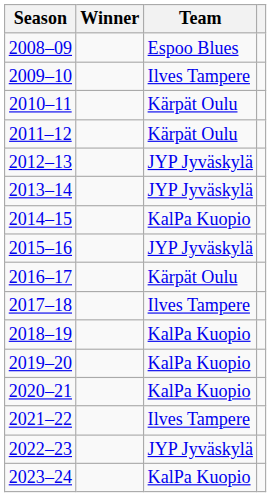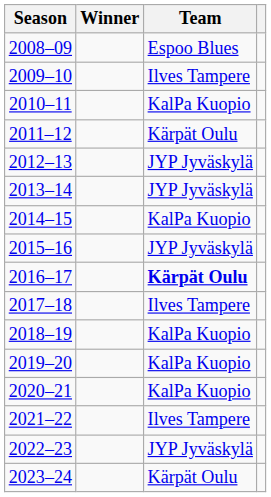(193, 104) Kärpät Oulu -> (199, 104) KalPa Kuopio
(193, 276) normal -> (198, 276) bold
(199, 477) KalPa Kuopio -> (193, 477) Kärpät Oulu
